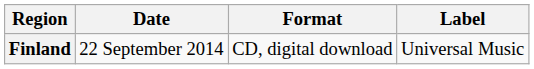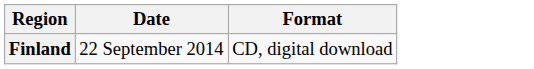- column: (463, 19)
